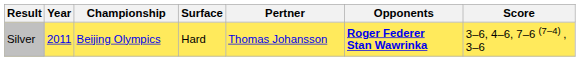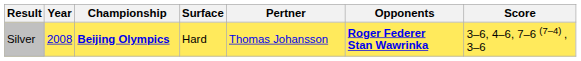(59, 39) 2011 -> (60, 39) 2008
(119, 39) normal -> (124, 39) bold
